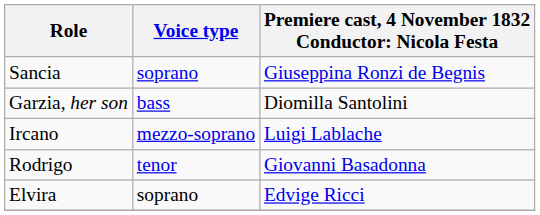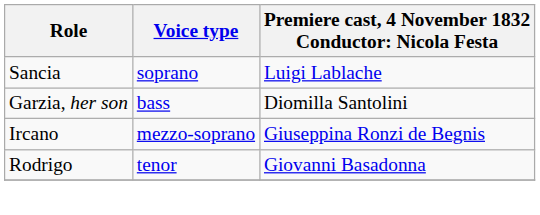(374, 72) Giuseppina Ronzi de Begnis -> (323, 72) Luigi Lablache
(323, 133) Luigi Lablache -> (374, 133) Giuseppina Ronzi de Begnis
- row: (33, 195)
